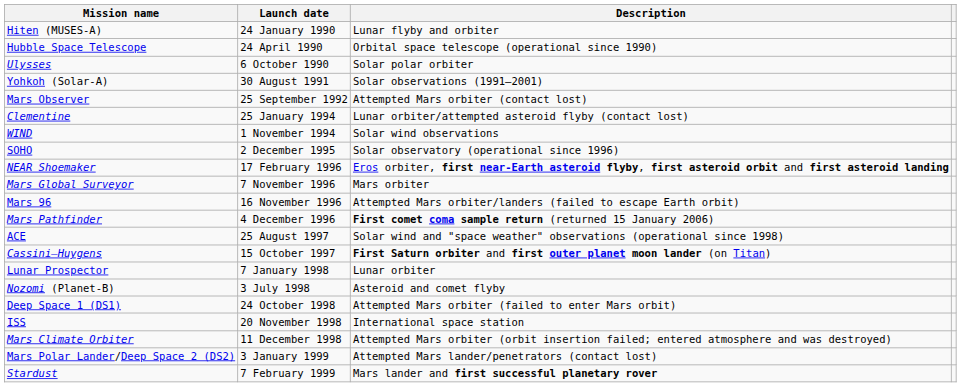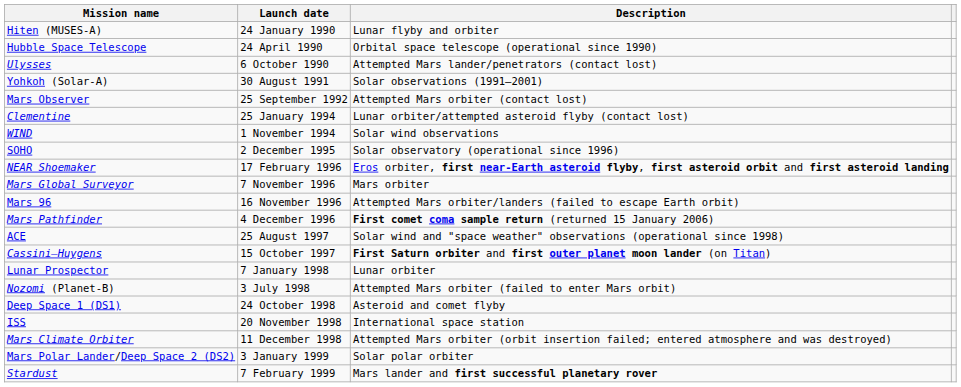(413, 64) Solar polar orbiter -> (505, 64) Attempted Mars lander/penetrators (contact lost)
(429, 288) Asteroid and comet flyby -> (515, 288) Attempted Mars orbiter (failed to enter Mars orbit)
(515, 305) Attempted Mars orbiter (failed to enter Mars orbit) -> (429, 305) Asteroid and comet flyby
(505, 356) Attempted Mars lander/penetrators (contact lost) -> (413, 356) Solar polar orbiter
